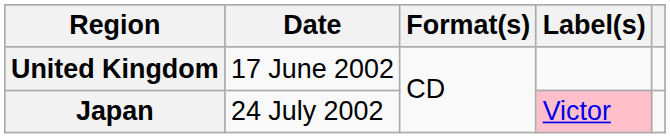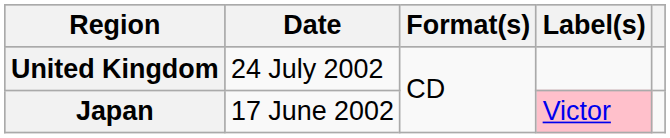(312, 68) 17 June 2002 -> (307, 68) 24 July 2002
(307, 111) 24 July 2002 -> (312, 111) 17 June 2002
